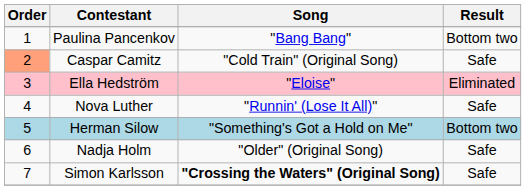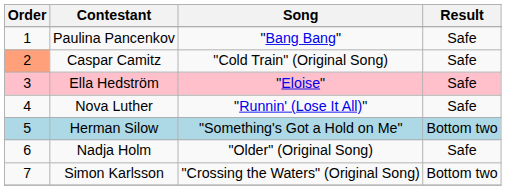(482, 38) Bottom two -> (462, 38) Safe
(482, 83) Eliminated -> (462, 83) Safe
(311, 173) bold -> (301, 173) normal
(482, 173) Safe -> (462, 173) Bottom two
